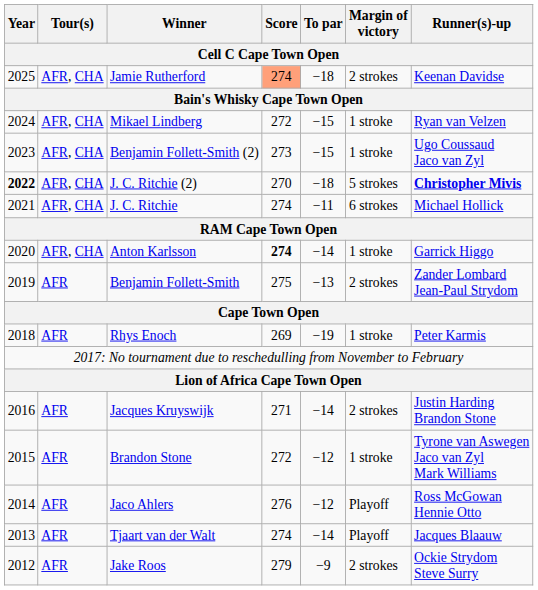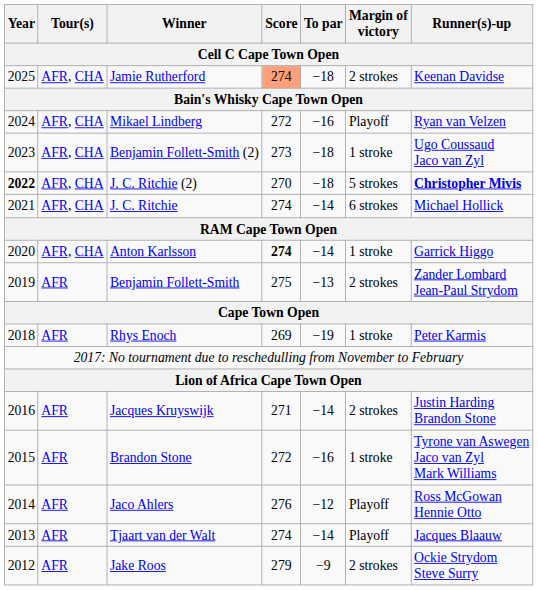(323, 122) −15 -> (323, 122) −16
(371, 122) 1 stroke -> (369, 122) Playoff
(323, 153) −15 -> (323, 153) −18
(323, 206) −11 -> (323, 206) −14
(323, 457) −12 -> (323, 457) −16
